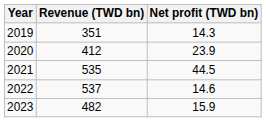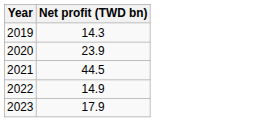- column: (92, 13)
(204, 88) 14.6 -> (93, 88) 14.9
(204, 107) 15.9 -> (93, 107) 17.9
